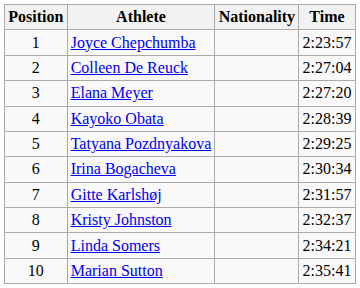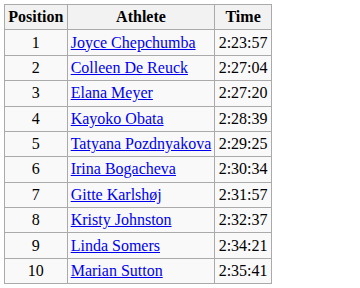- column: (257, 17)
